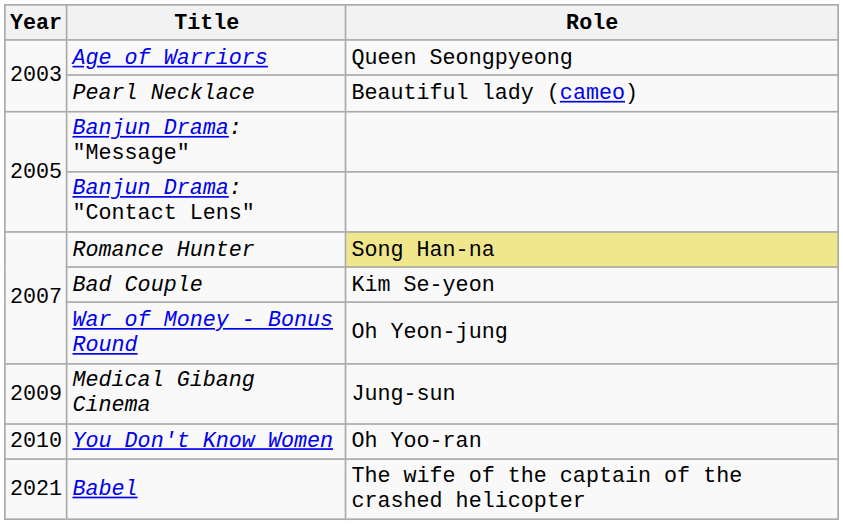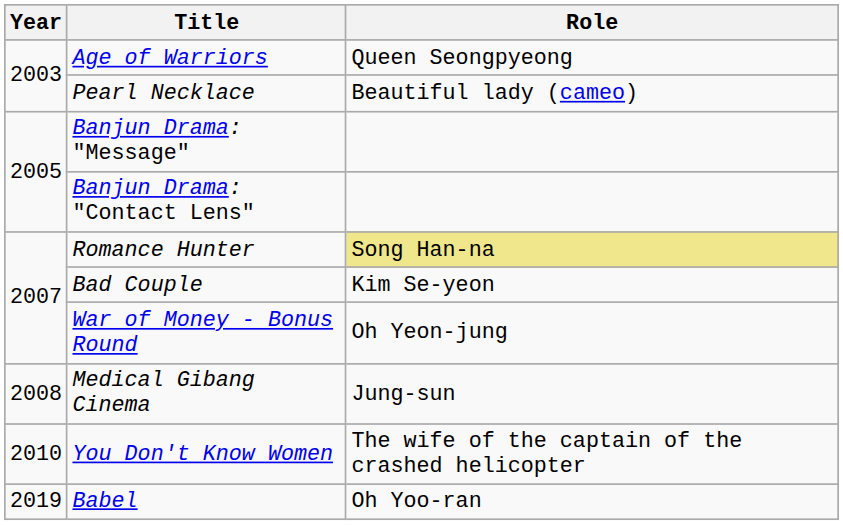(36, 393) 2009 -> (36, 393) 2008
(417, 441) Oh Yoo-ran -> (547, 454) The wife of the captain of the crashed helicopter
(36, 489) 2021 -> (36, 502) 2019
(547, 489) The wife of the captain of the crashed helicopter -> (417, 502) Oh Yoo-ran
